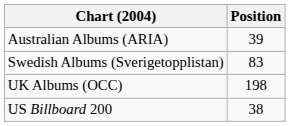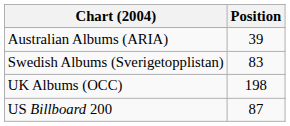(256, 109) 38 -> (256, 109) 87
